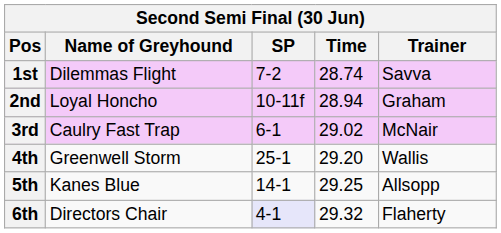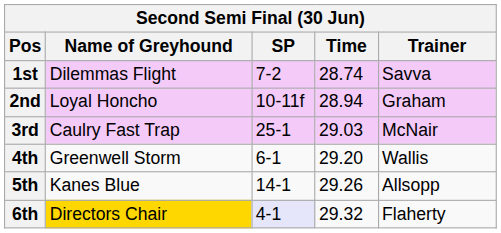(269, 130) 6-1 -> (273, 130) 25-1
(341, 130) 29.02 -> (341, 130) 29.03
(273, 158) 25-1 -> (269, 158) 6-1
(341, 185) 29.25 -> (341, 185) 29.26
(108, 213) no background -> (108, 213) gold background
